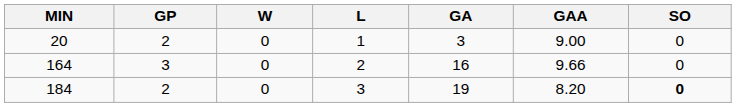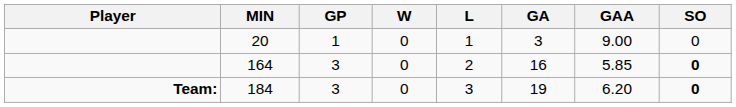+ column: (113, 16)
(165, 41) 2 -> (335, 41) 1
(571, 65) 9.66 -> (617, 65) 5.85
(680, 65) normal -> (695, 65) bold
(165, 89) 2 -> (335, 89) 3
(571, 89) 8.20 -> (617, 89) 6.20
